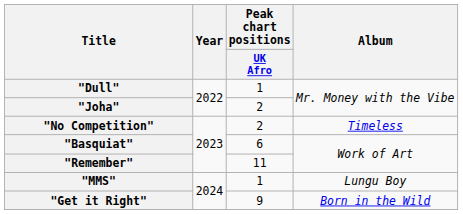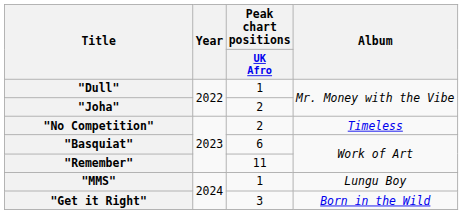(260, 200) 9 -> (260, 200) 3
